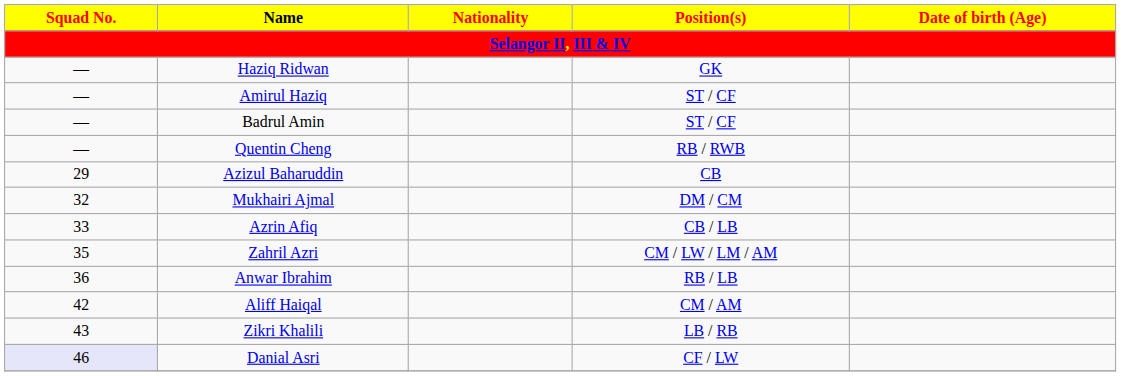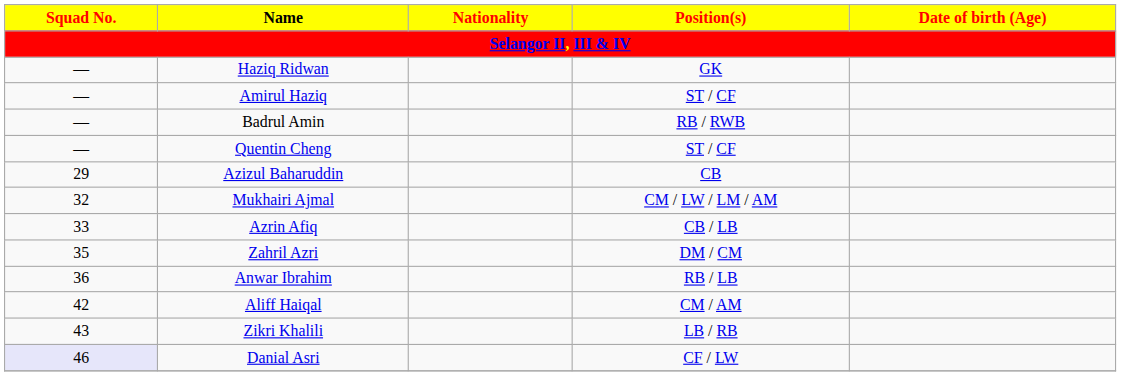(711, 122) ST / CF -> (711, 122) RB / RWB
(711, 148) RB / RWB -> (711, 148) ST / CF
(711, 200) DM / CM -> (711, 200) CM / LW / LM / AM
(711, 253) CM / LW / LM / AM -> (711, 253) DM / CM
